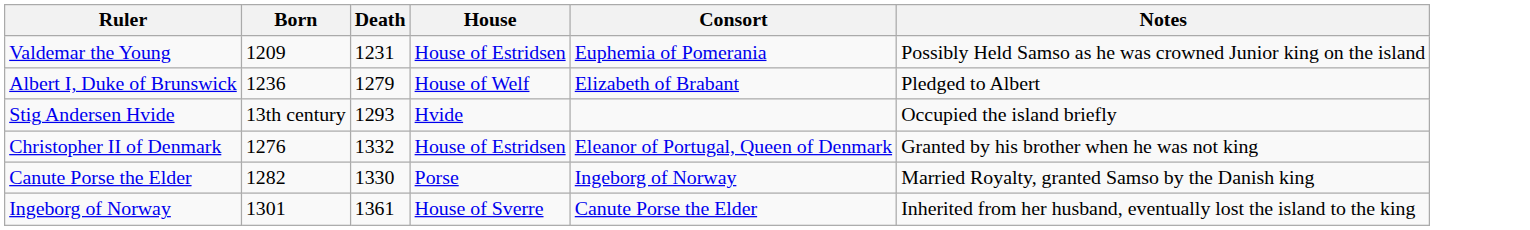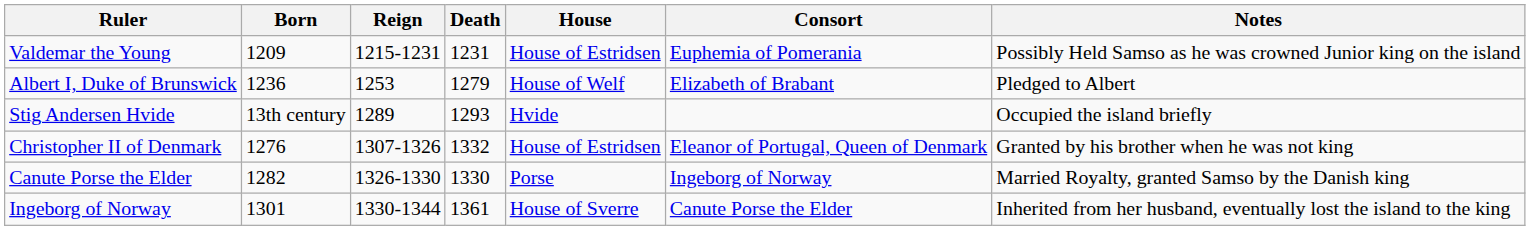+ column: (398, 20)
